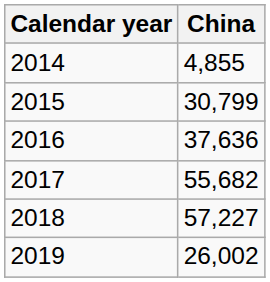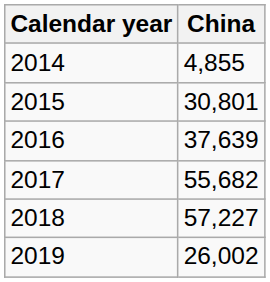(221, 101) 30,799 -> (221, 101) 30,801
(221, 140) 37,636 -> (221, 140) 37,639
